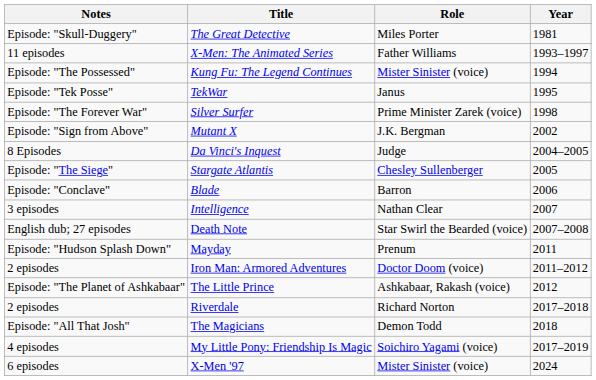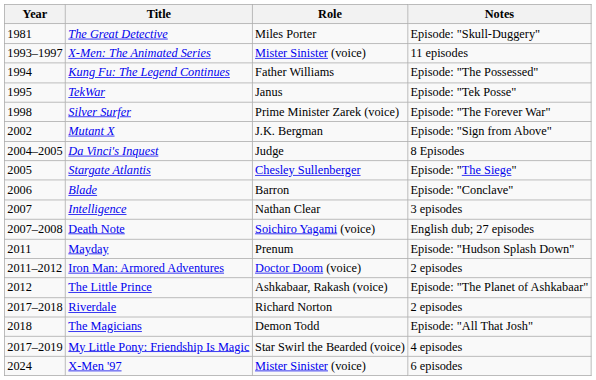columns swapped: (561, 14) <-> (96, 14)
(417, 53) Father Williams -> (310, 53) Mister Sinister (voice)
(433, 72) Mister Sinister (voice) -> (295, 72) Father Williams
(452, 229) Star Swirl the Bearded (voice) -> (315, 229) Soichiro Yagami (voice)
(437, 346) Soichiro Yagami (voice) -> (330, 346) Star Swirl the Bearded (voice)
